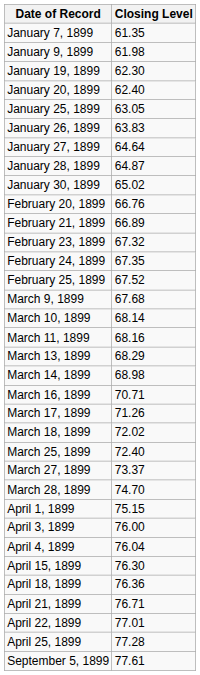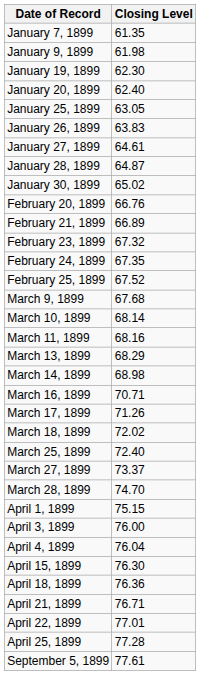(130, 147) 64.64 -> (130, 147) 64.61
